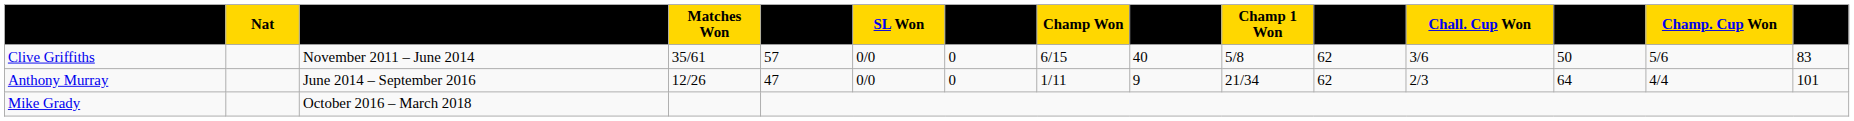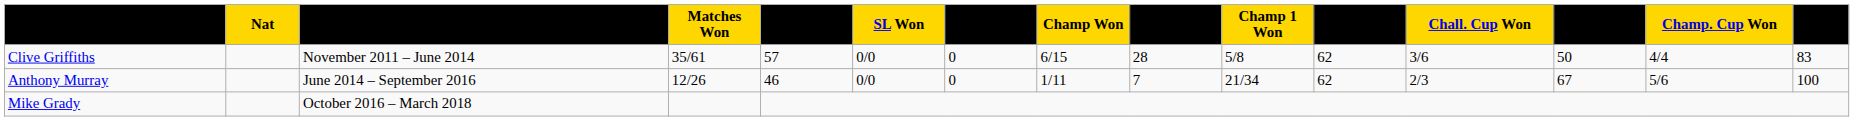(1140, 56) 40 -> (1140, 56) 28
(1659, 56) 5/6 -> (1659, 56) 4/4
(771, 80) 47 -> (771, 80) 46
(1137, 80) 9 -> (1137, 80) 7
(1564, 80) 64 -> (1564, 80) 67
(1659, 80) 4/4 -> (1659, 80) 5/6
(1808, 80) 101 -> (1808, 80) 100
